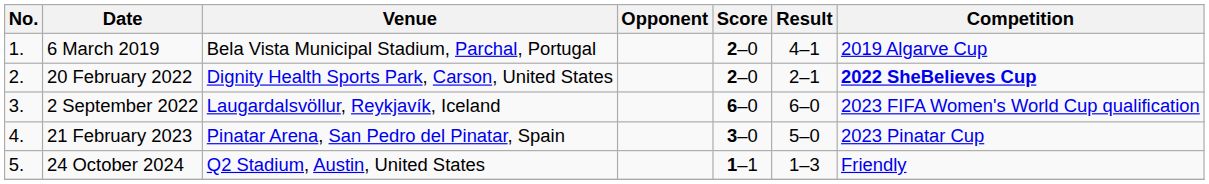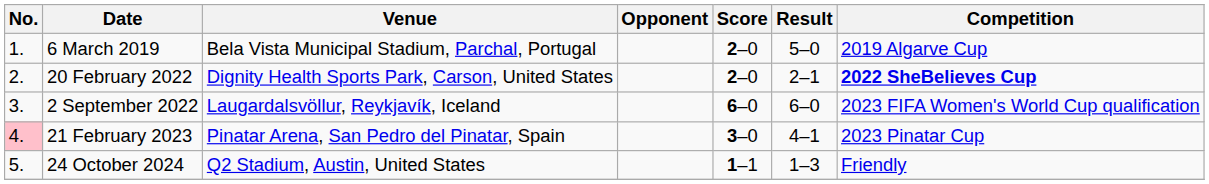(804, 48) 4–1 -> (804, 48) 5–0
(16, 135) no background -> (16, 135) pink background
(804, 135) 5–0 -> (804, 135) 4–1
